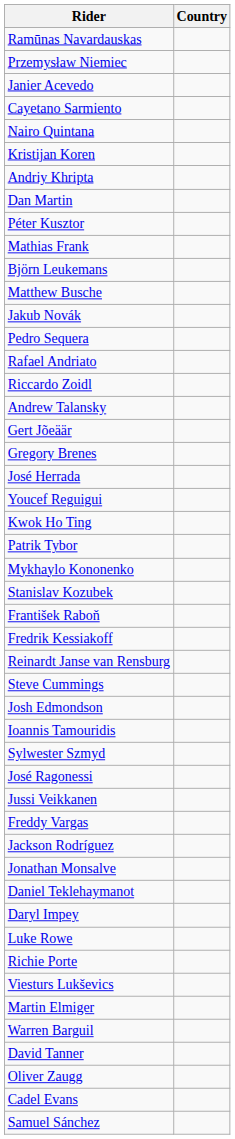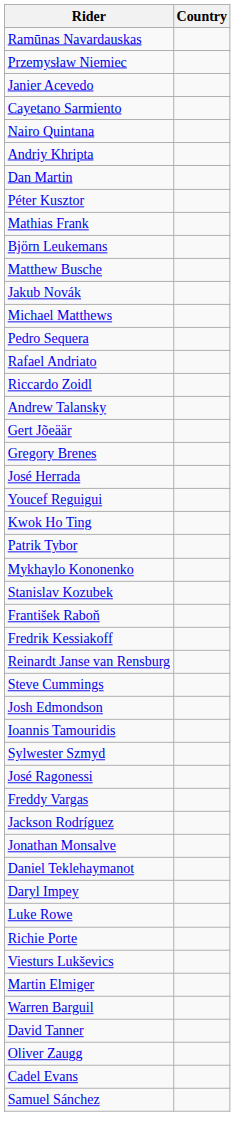- row: (51, 154)
+ row: (60, 315)
- row: (52, 800)
